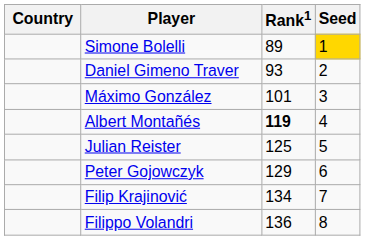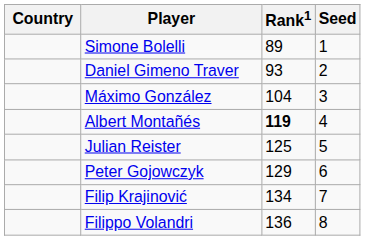(323, 46) gold background -> (323, 46) no background
(279, 96) 101 -> (279, 96) 104
